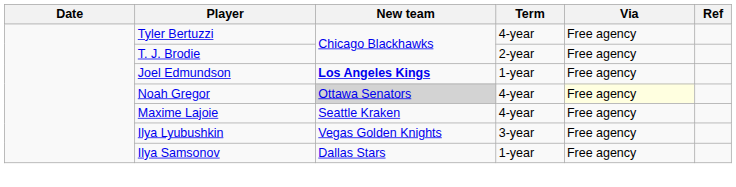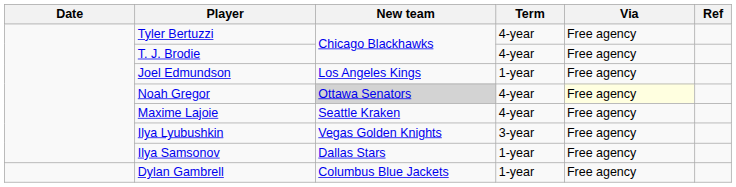(516, 53) 2-year -> (516, 53) 4-year
(374, 73) bold -> (370, 73) normal
+ row: (181, 172)
